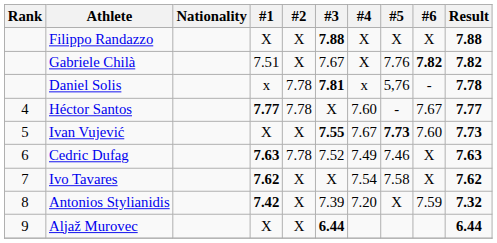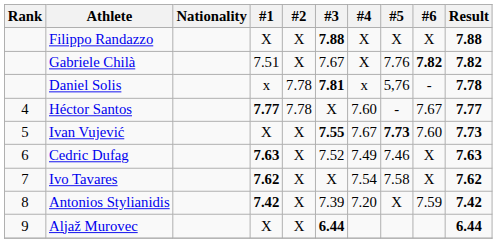(299, 156) 7.78 -> (299, 156) X
(469, 202) 7.32 -> (469, 202) 7.42
